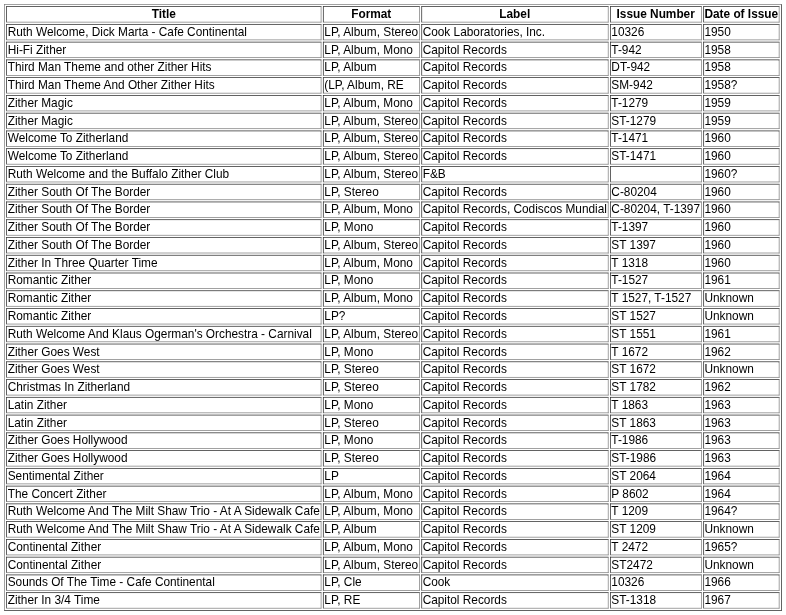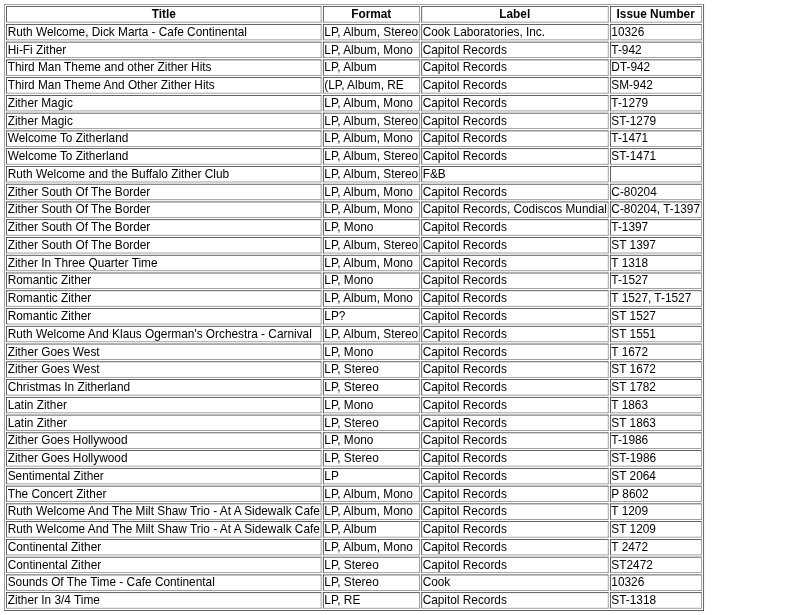- column: (741, 14)
(371, 138) LP, Album, Stereo -> (369, 138) LP, Album, Mono
(352, 192) LP, Stereo -> (369, 192) LP, Album, Mono
(371, 565) LP, Album, Stereo -> (352, 565) LP, Stereo
(343, 582) LP, Cle -> (352, 582) LP, Stereo
